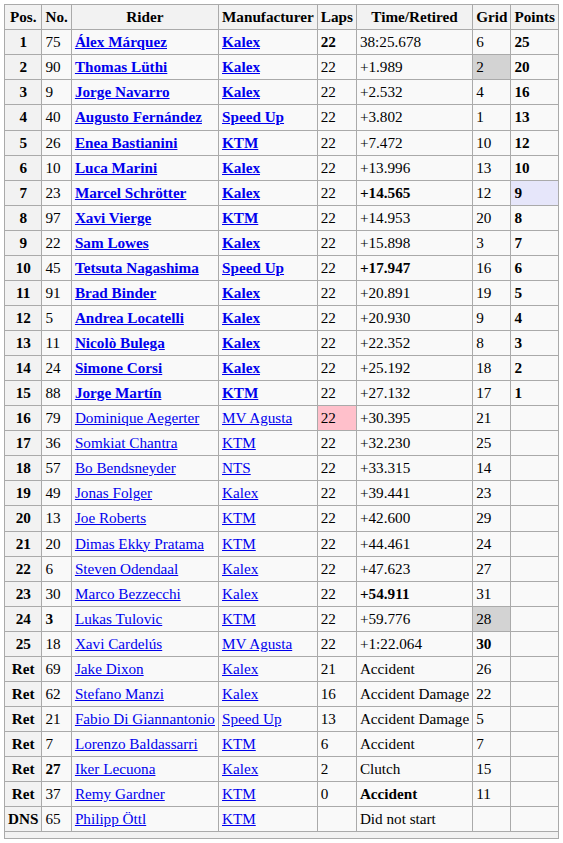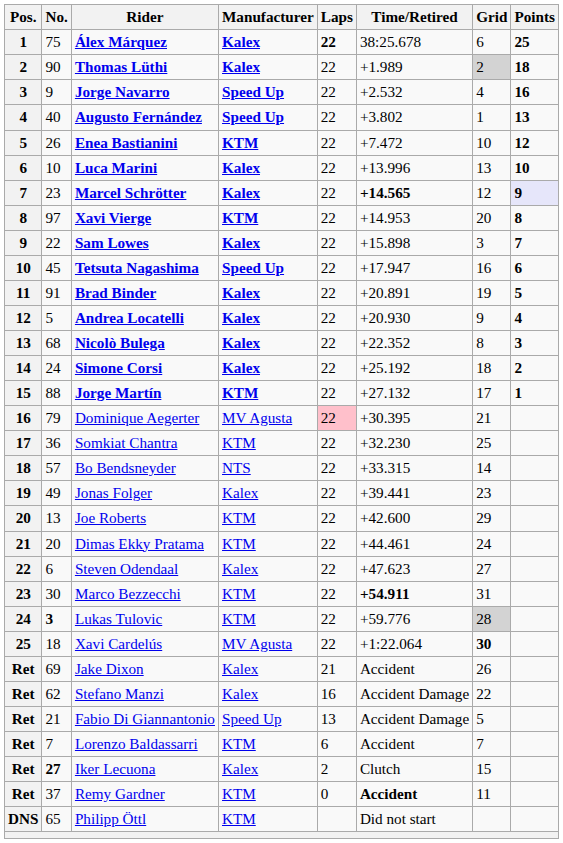(522, 67) 20 -> (522, 67) 18
(241, 92) Kalex -> (253, 92) Speed Up
(385, 267) bold -> (385, 267) normal
(53, 343) 11 -> (53, 343) 68
(240, 593) Kalex -> (239, 593) KTM
